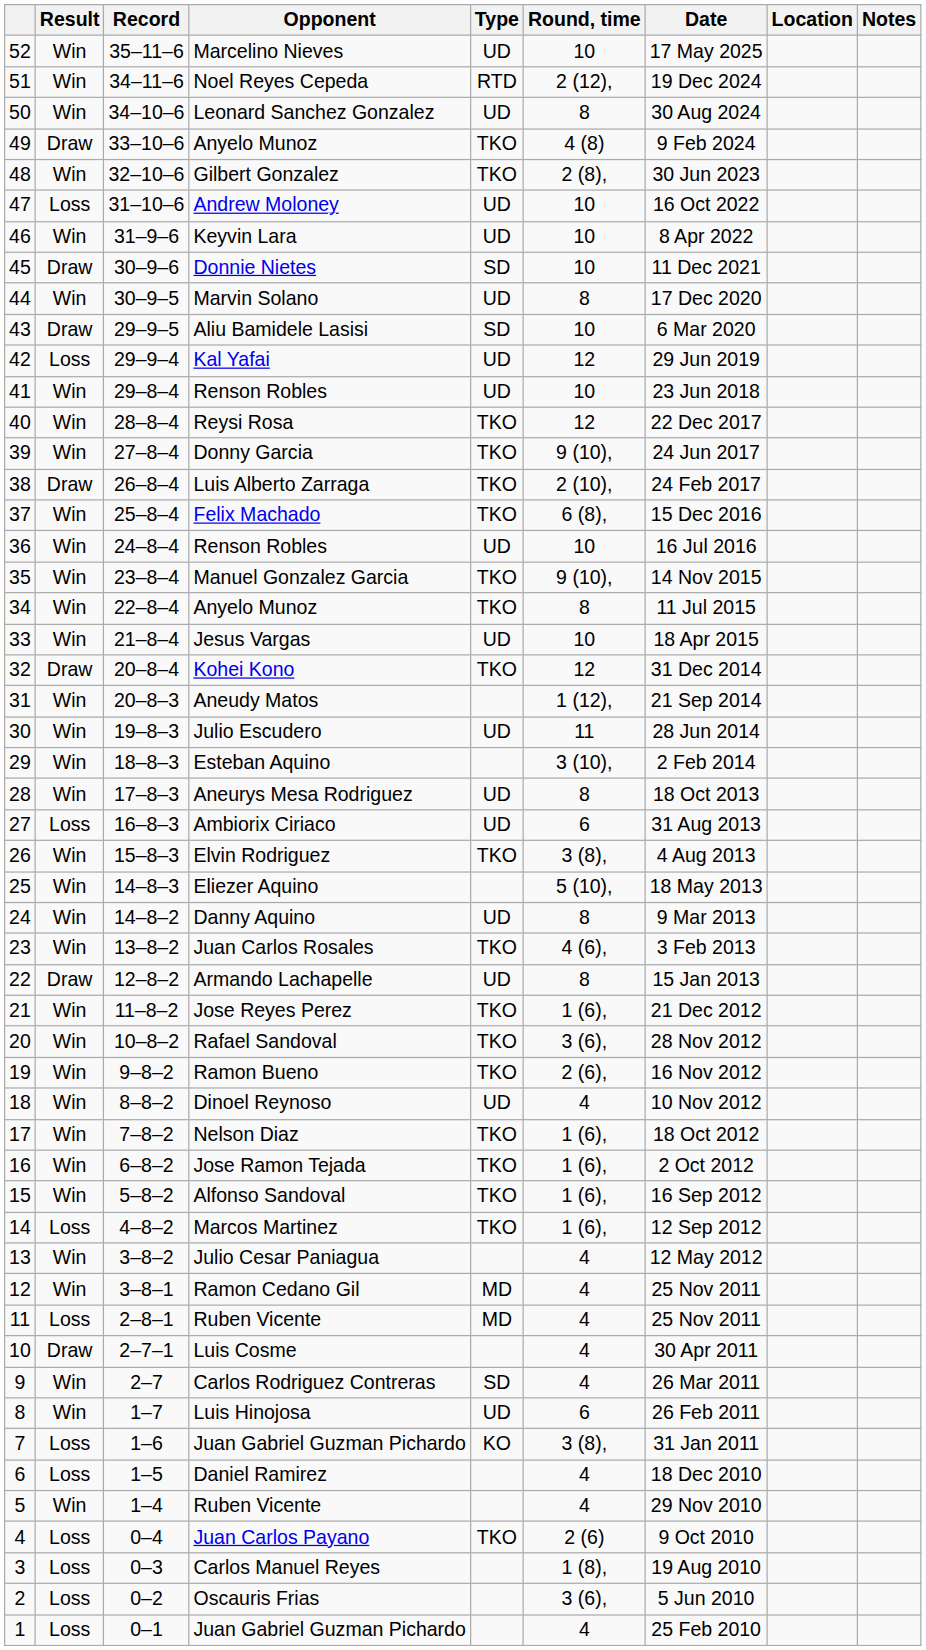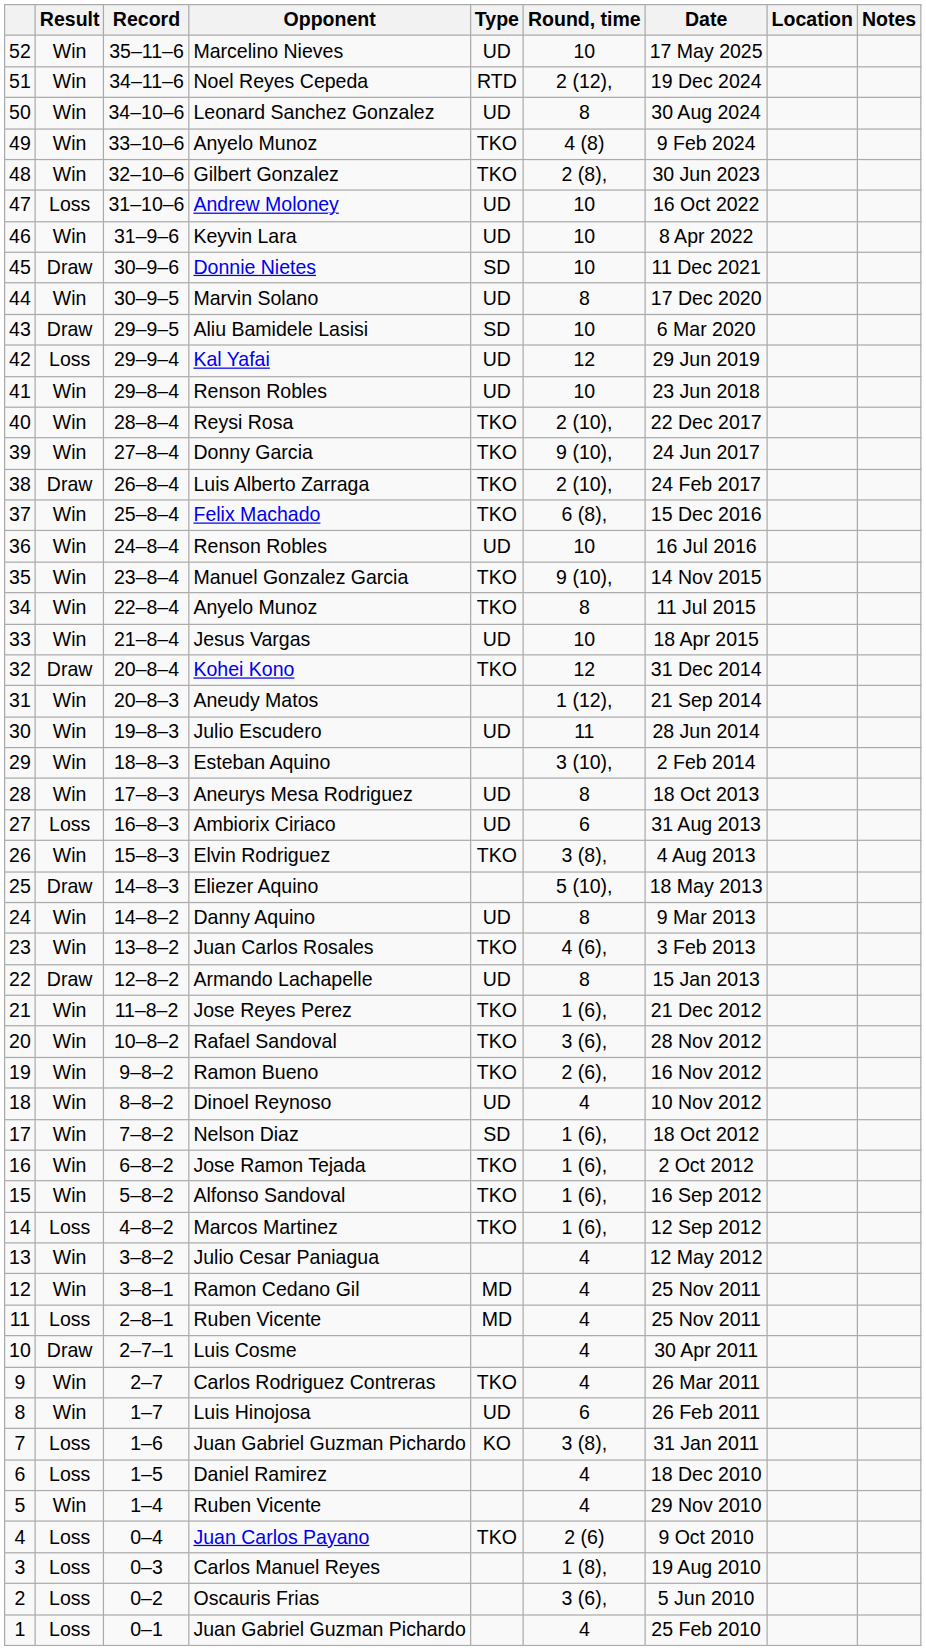(70, 143) Draw -> (70, 143) Win
(584, 422) 12 -> (584, 422) 2 (10),
(70, 886) Win -> (70, 886) Draw
(497, 1134) TKO -> (497, 1134) SD
(497, 1382) SD -> (497, 1382) TKO
